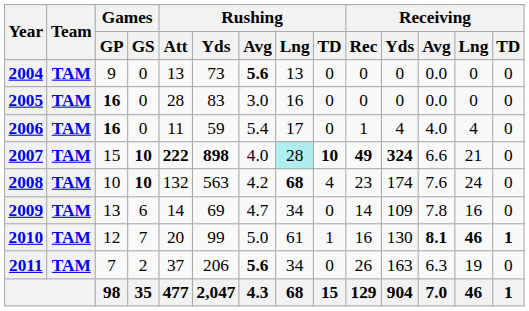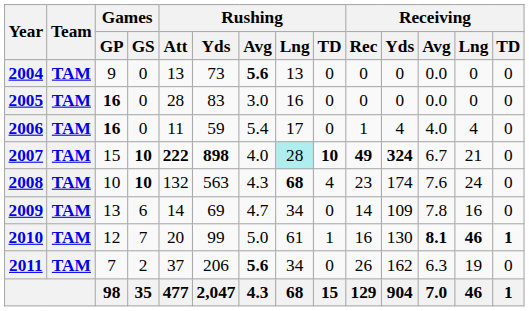(436, 155) 6.6 -> (436, 155) 6.7
(258, 182) 4.2 -> (258, 182) 4.3
(400, 264) 163 -> (400, 264) 162
